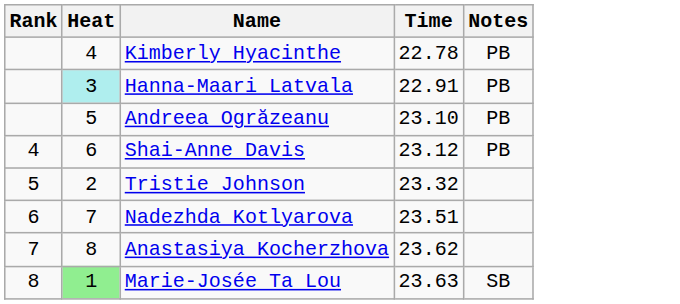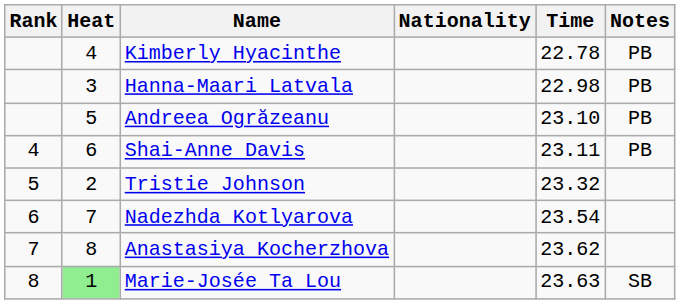+ column: (465, 21)
(91, 86) paleturquoise background -> (91, 86) no background
(429, 86) 22.91 -> (570, 86) 22.98
(429, 152) 23.12 -> (570, 152) 23.11
(429, 217) 23.51 -> (570, 217) 23.54
